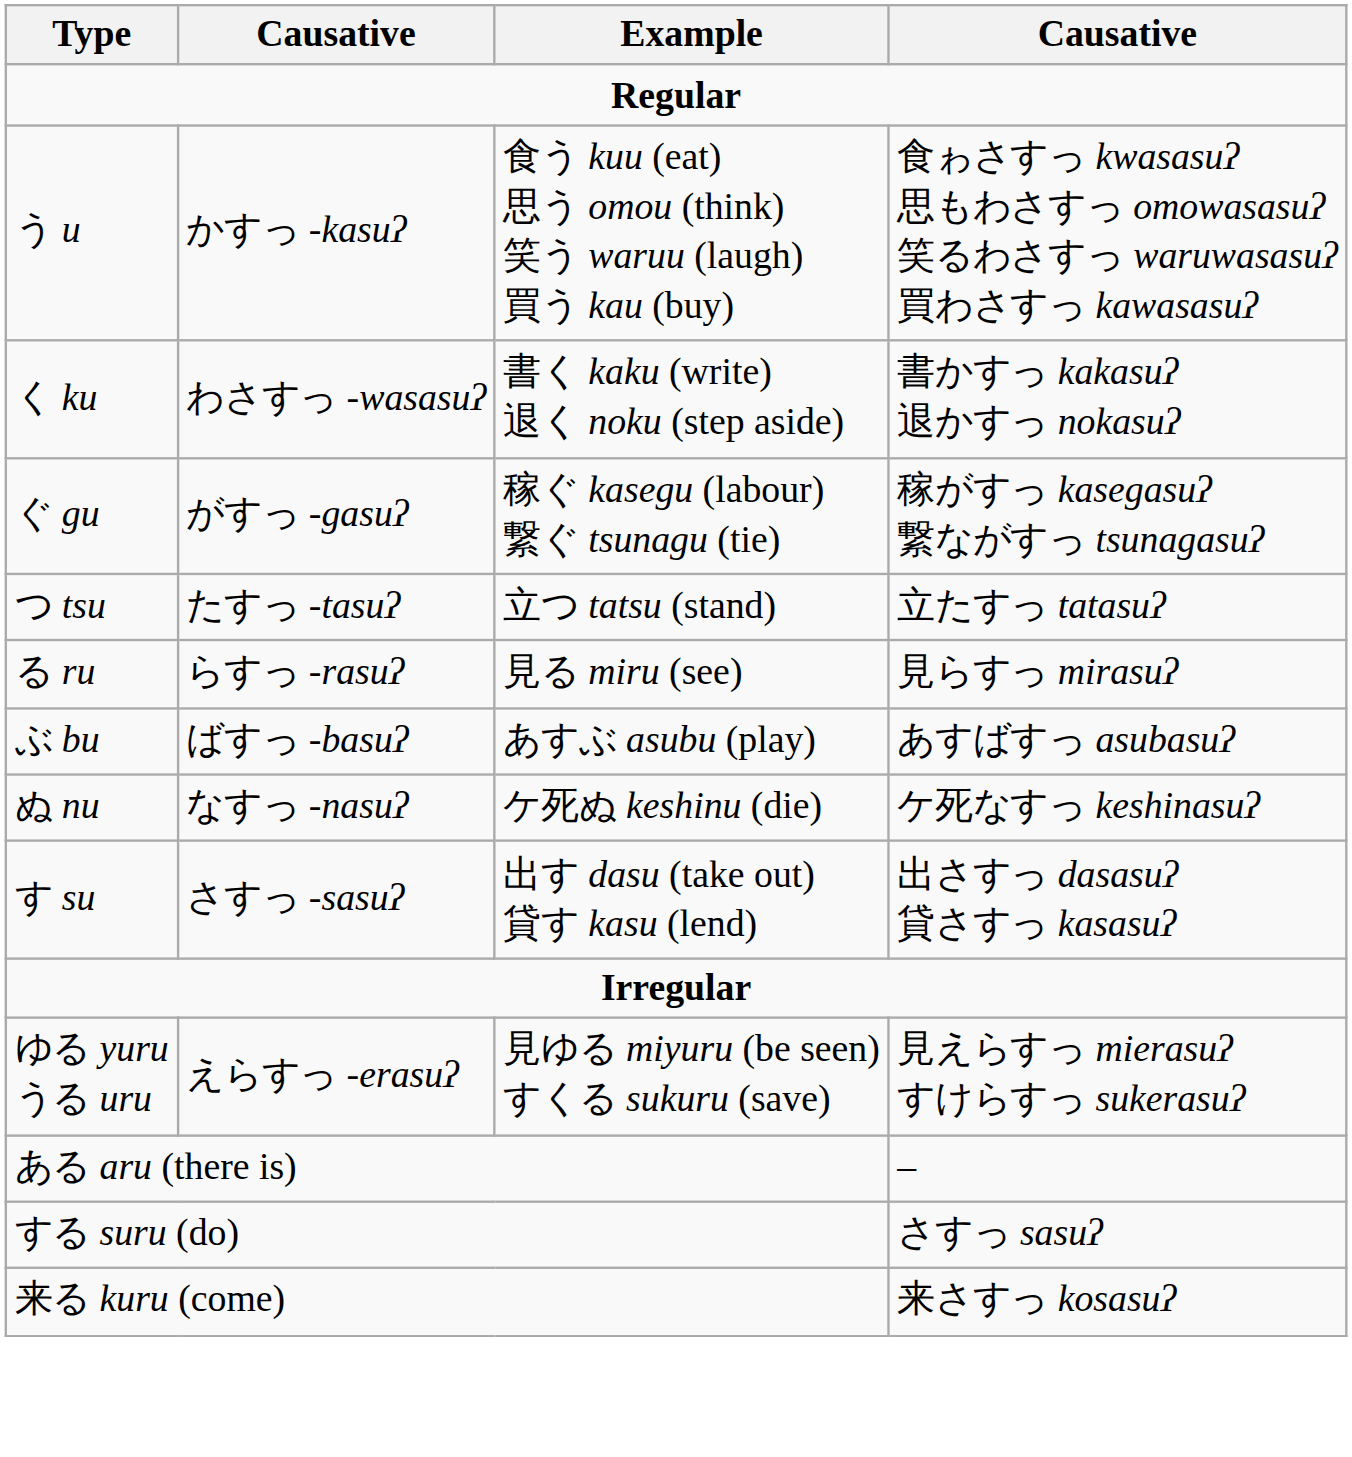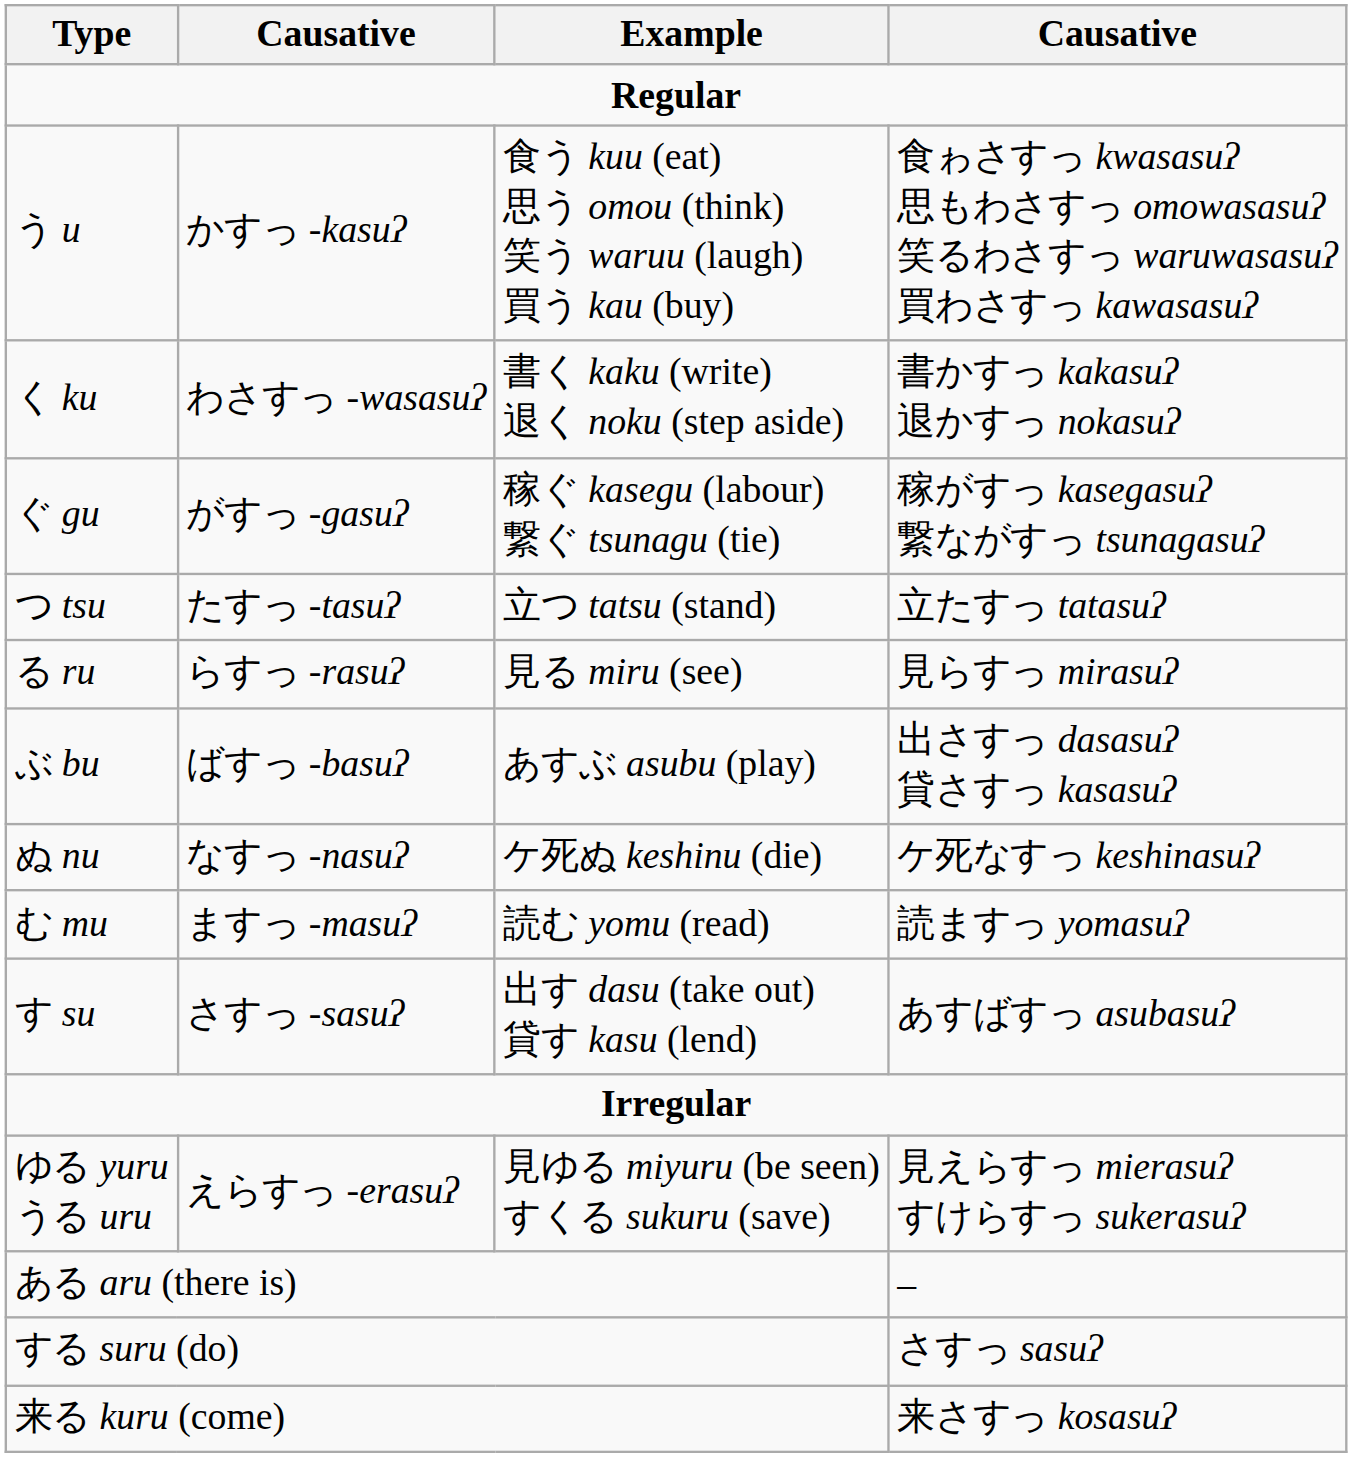(1066, 739) あすばすっ asubasuʔ -> (1038, 763) 出さすっ dasasuʔ 貸さすっ kasasuʔ
+ row: (61, 922)
(1038, 897) 出さすっ dasasuʔ 貸さすっ kasasuʔ -> (1066, 1014) あすばすっ asubasuʔ
